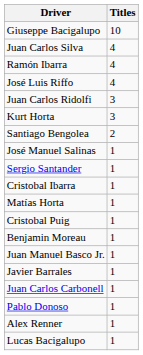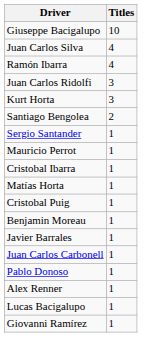- row: (40, 82)
- row: (51, 151)
+ row: (41, 151)
- row: (56, 254)
+ row: (47, 323)
